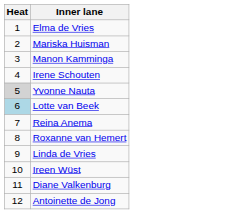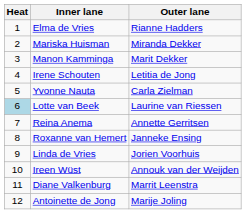+ column: (185, 12)
(17, 91) lightgrey background -> (17, 91) no background
